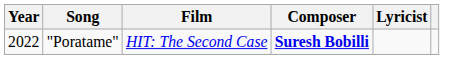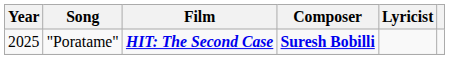(24, 41) 2022 -> (24, 41) 2025
(197, 41) normal -> (200, 41) bold
